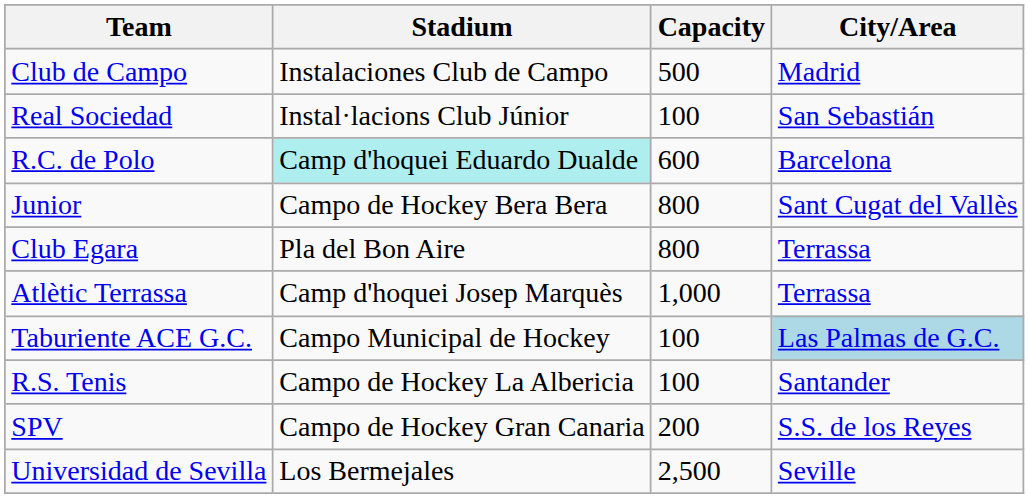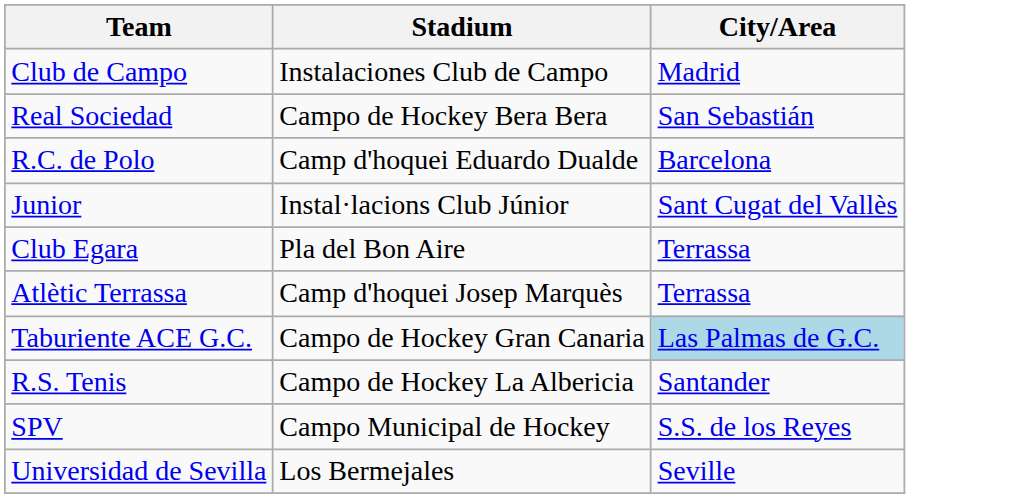- column: (711, 26)
(424, 115) Instal·lacions Club Júnior -> (443, 115) Campo de Hockey Bera Bera
(459, 159) paleturquoise background -> (459, 159) no background
(443, 204) Campo de Hockey Bera Bera -> (424, 204) Instal·lacions Club Júnior
(445, 337) Campo Municipal de Hockey -> (462, 337) Campo de Hockey Gran Canaria
(462, 426) Campo de Hockey Gran Canaria -> (445, 426) Campo Municipal de Hockey
